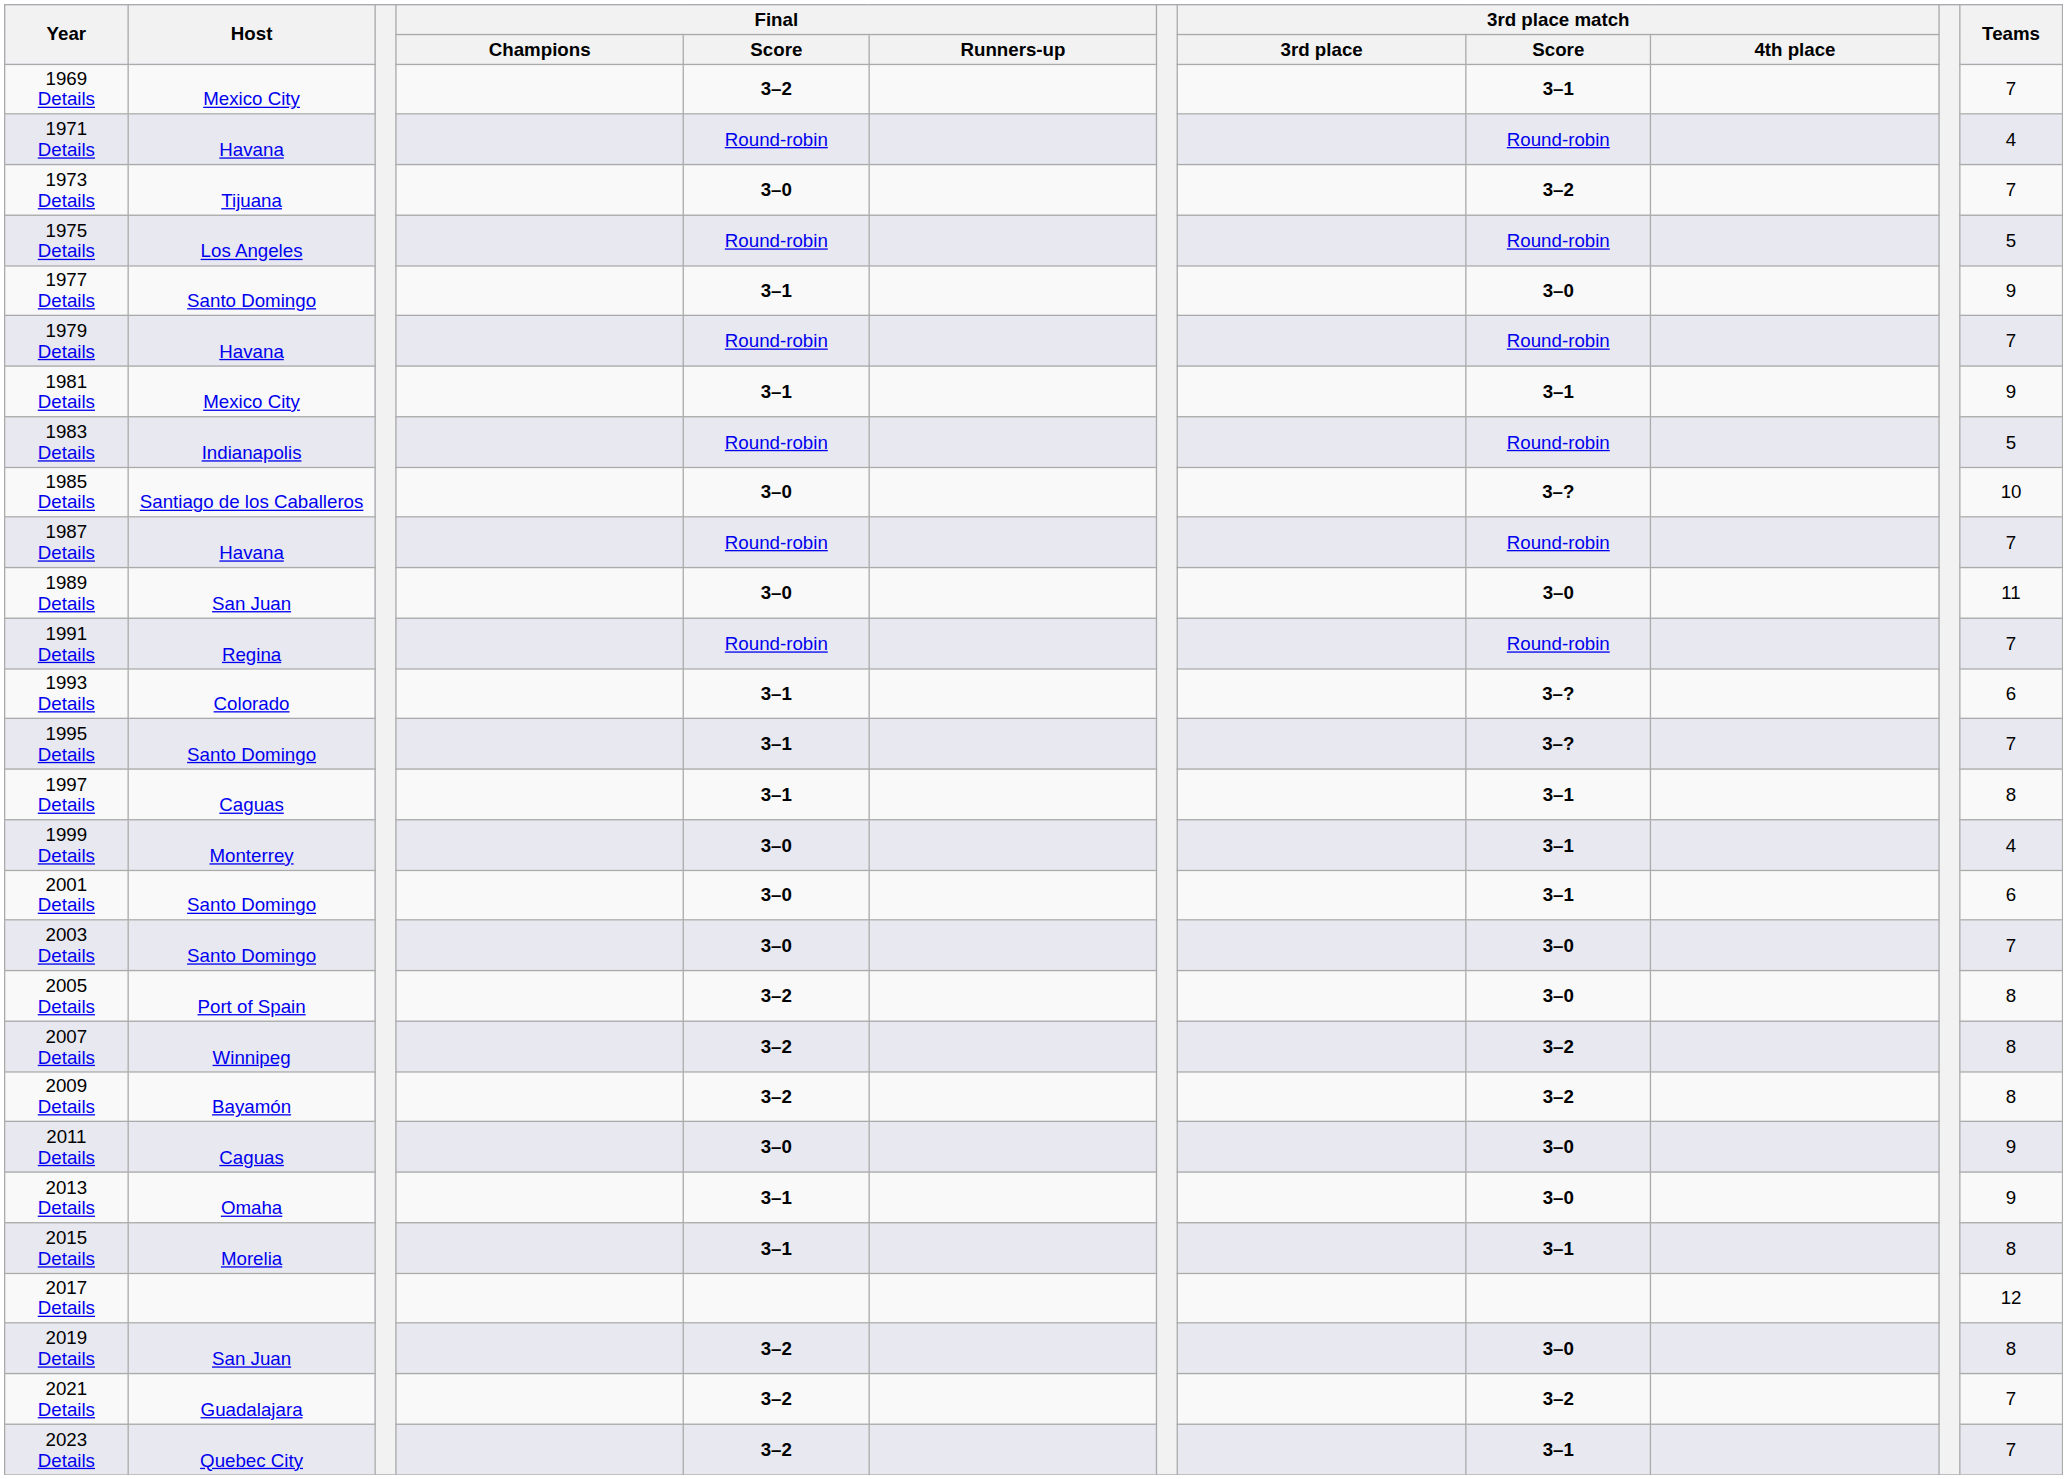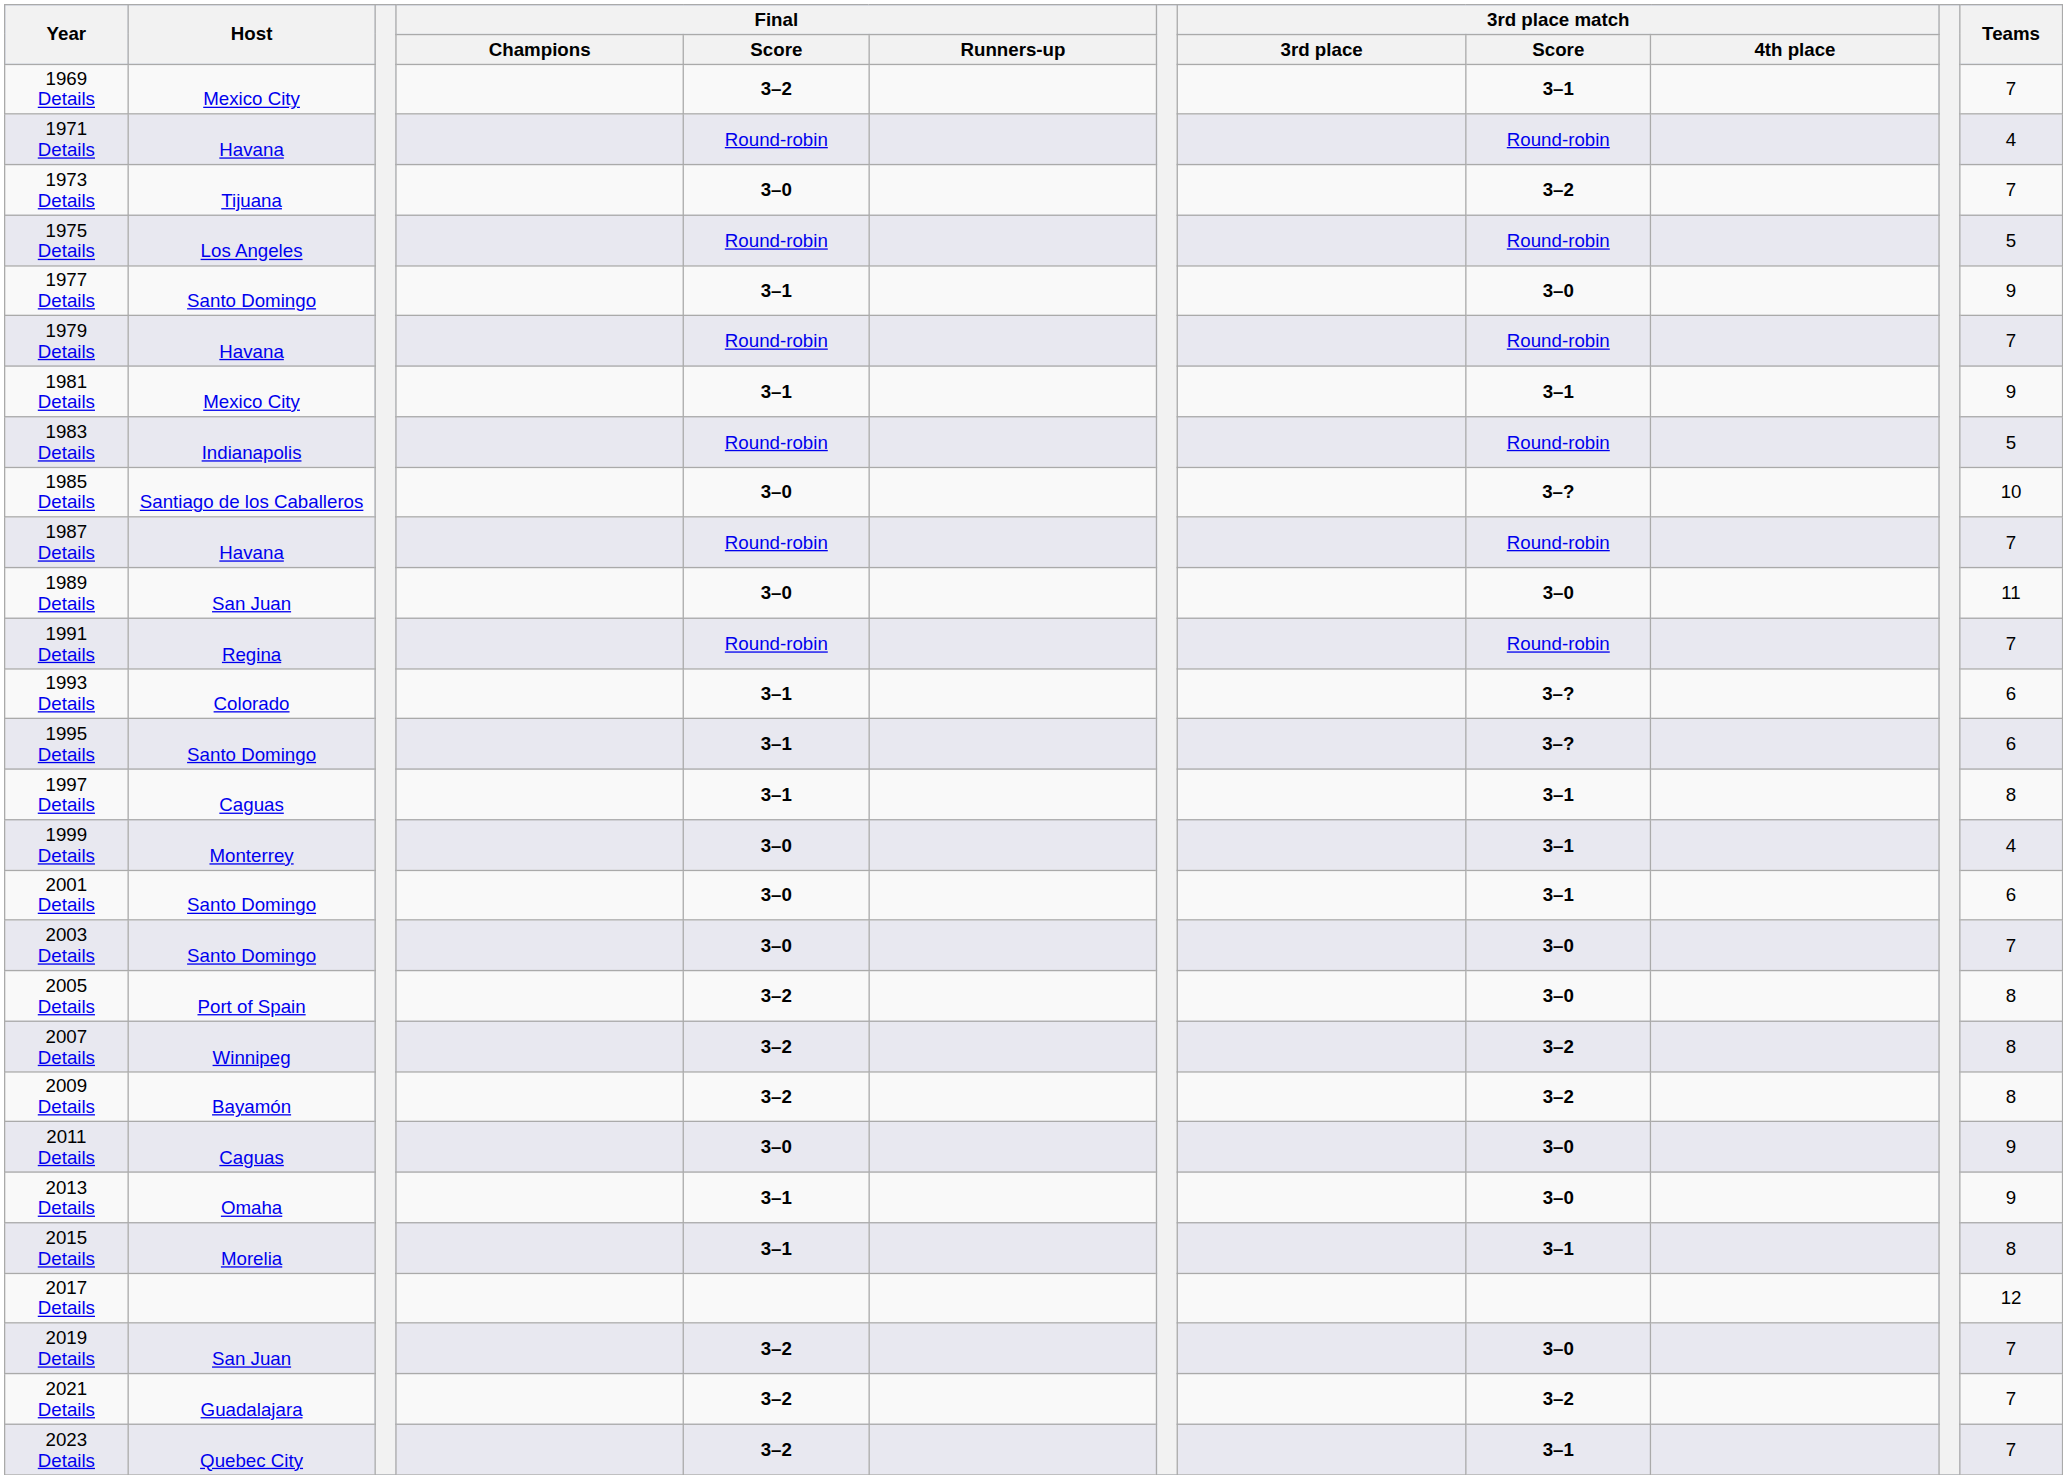(2011, 744) 7 -> (2011, 744) 6
(2011, 1349) 8 -> (2011, 1349) 7
